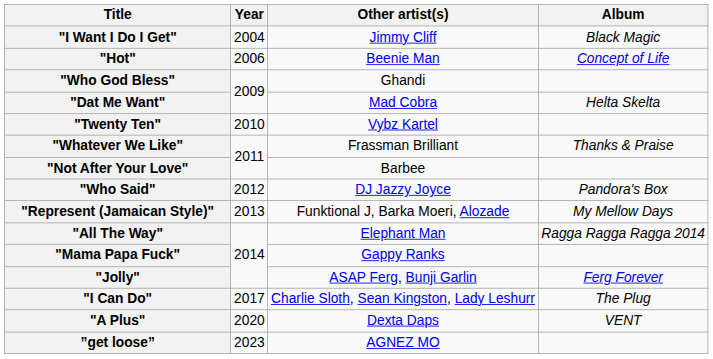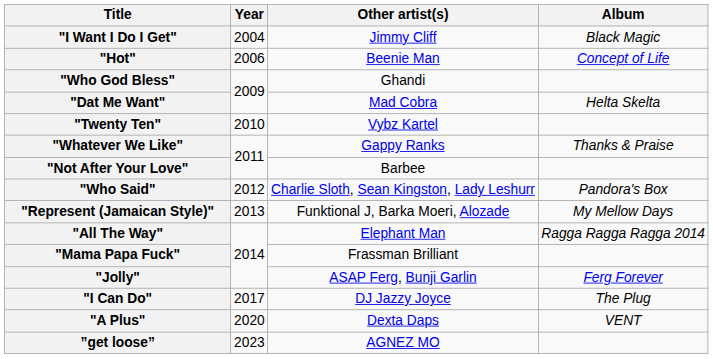(403, 146) Frassman Brilliant -> (403, 146) Gappy Ranks
(403, 189) DJ Jazzy Joyce -> (403, 189) Charlie Sloth, Sean Kingston, Lady Leshurr
(403, 255) Gappy Ranks -> (403, 255) Frassman Brilliant
(403, 299) Charlie Sloth, Sean Kingston, Lady Leshurr -> (403, 299) DJ Jazzy Joyce
